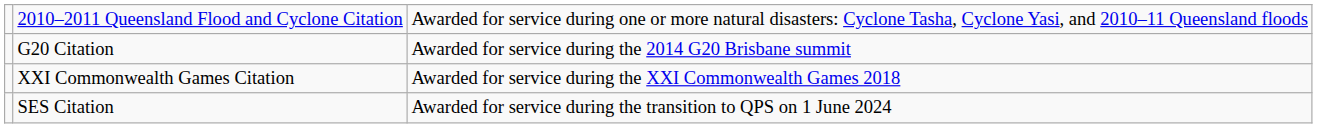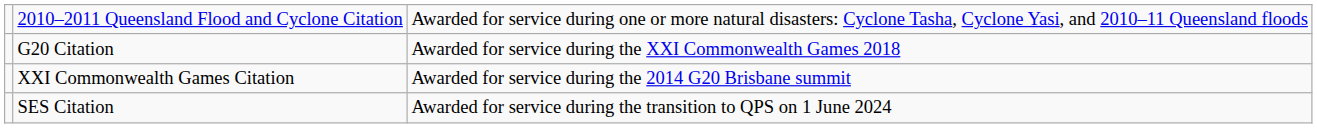(631, 48) Awarded for service during the 2014 G20 Brisbane summit -> (656, 48) Awarded for service during the XXI Commonwealth Games 2018
(656, 78) Awarded for service during the XXI Commonwealth Games 2018 -> (631, 78) Awarded for service during the 2014 G20 Brisbane summit
